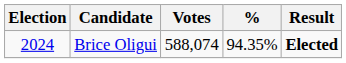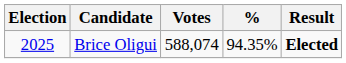(37, 44) 2024 -> (37, 44) 2025
